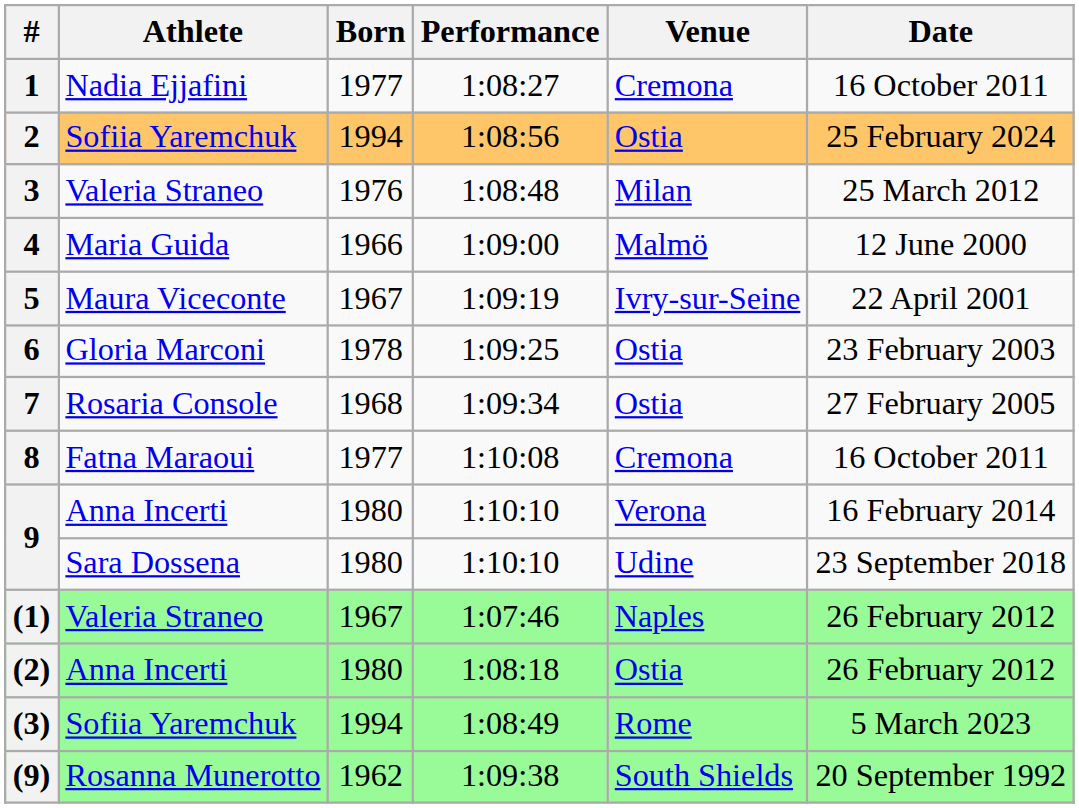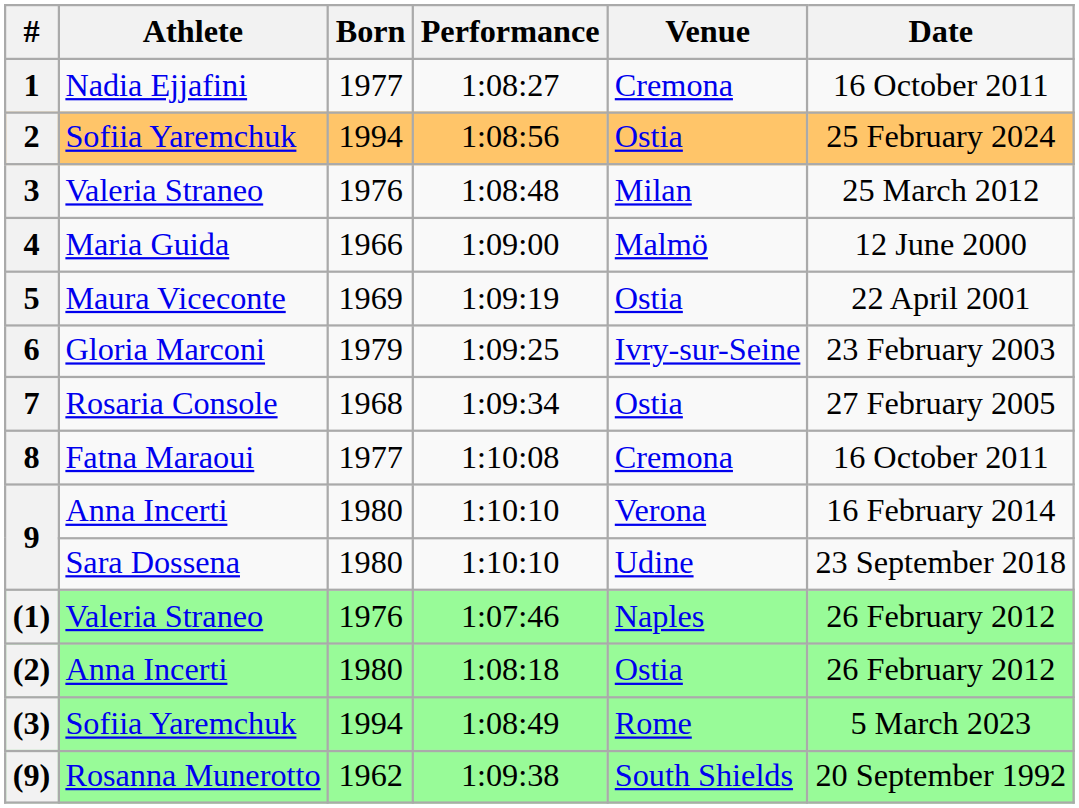(371, 297) 1967 -> (371, 297) 1969
(708, 297) Ivry-sur-Seine -> (649, 297) Ostia
(371, 350) 1978 -> (371, 350) 1979
(649, 350) Ostia -> (708, 350) Ivry-sur-Seine
(371, 616) 1967 -> (371, 616) 1976
